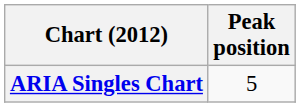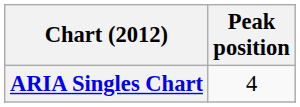(252, 83) 5 -> (252, 83) 4
